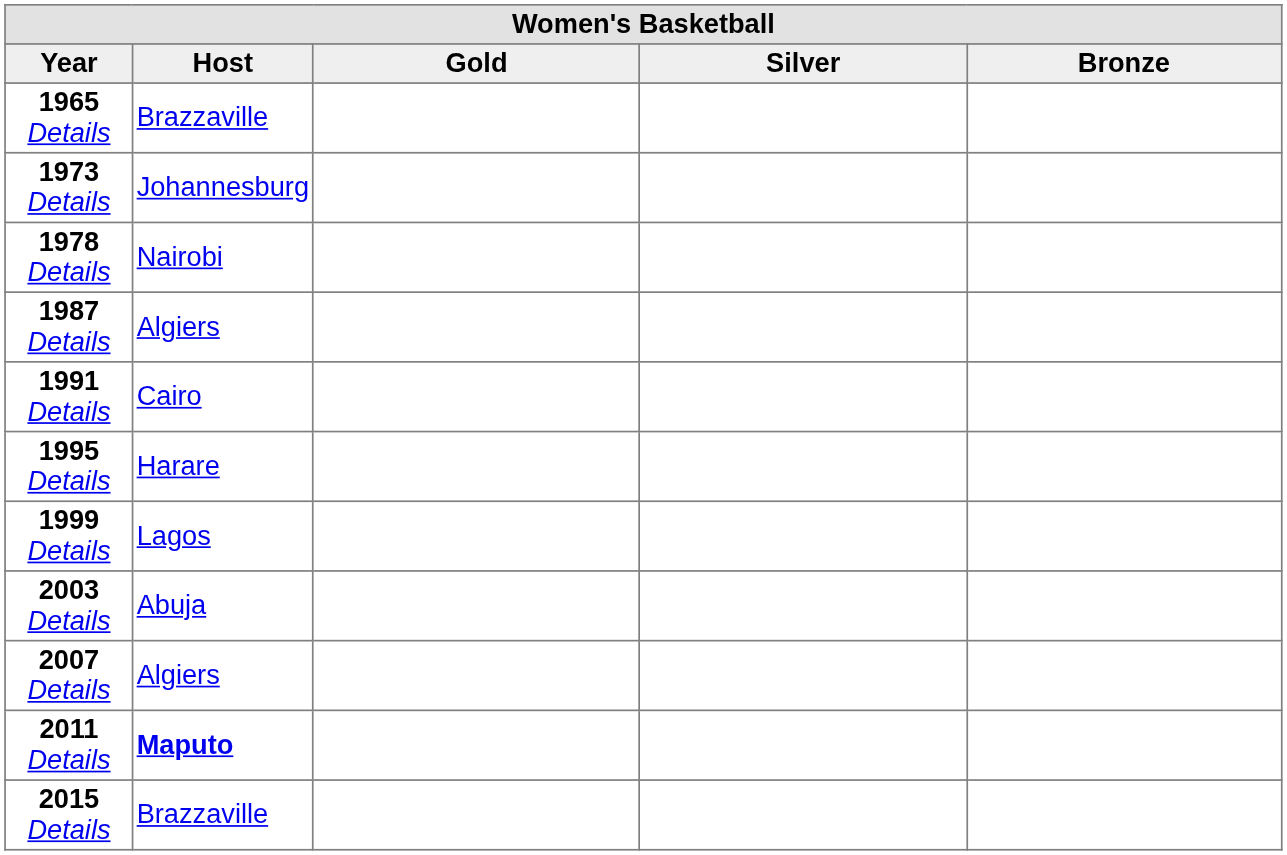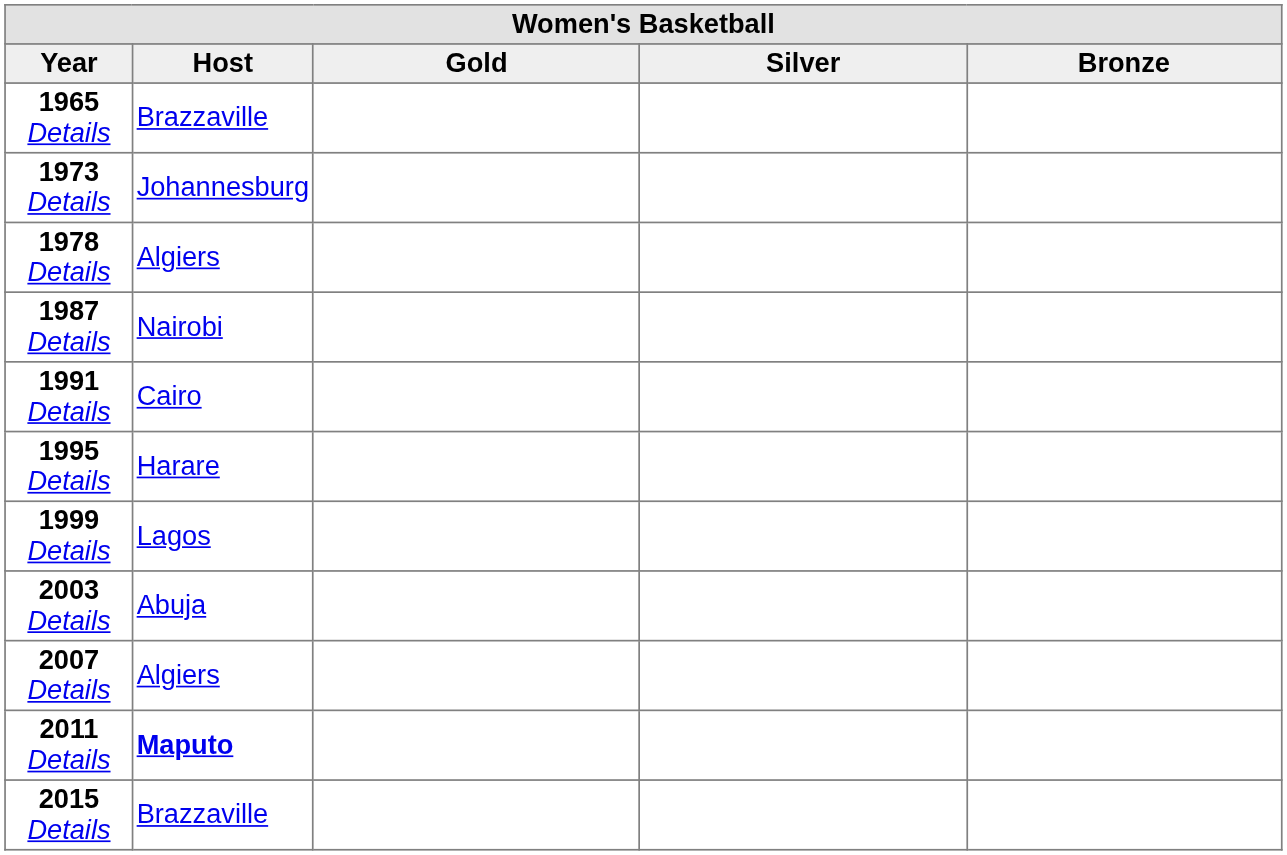(180, 256) Nairobi -> (178, 256) Algiers
(178, 326) Algiers -> (180, 326) Nairobi
